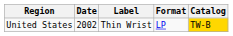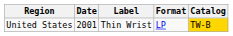(87, 25) 2002 -> (87, 25) 2001
